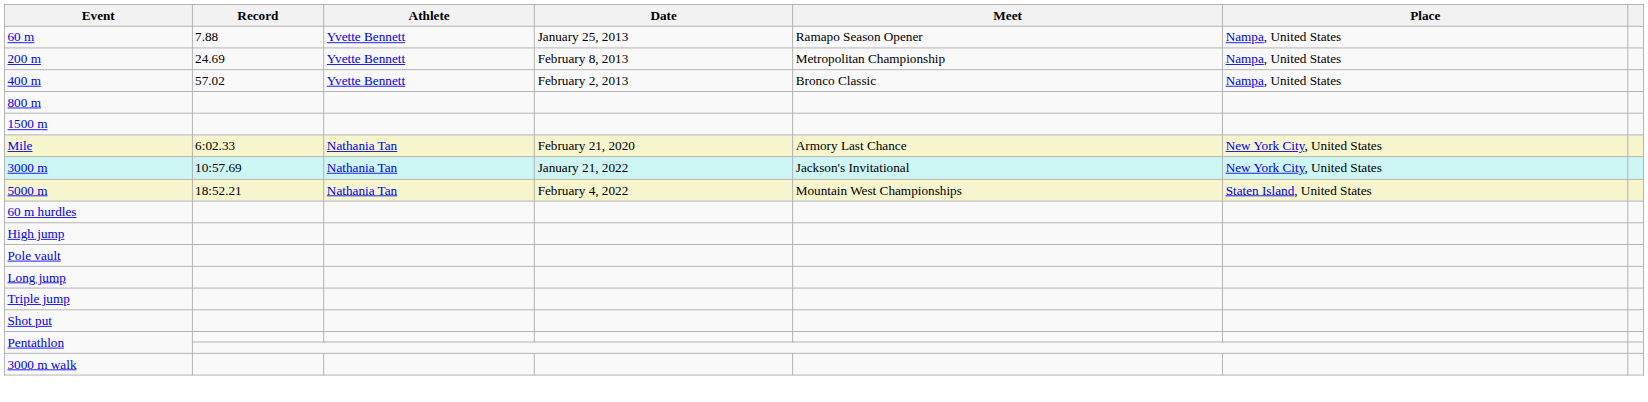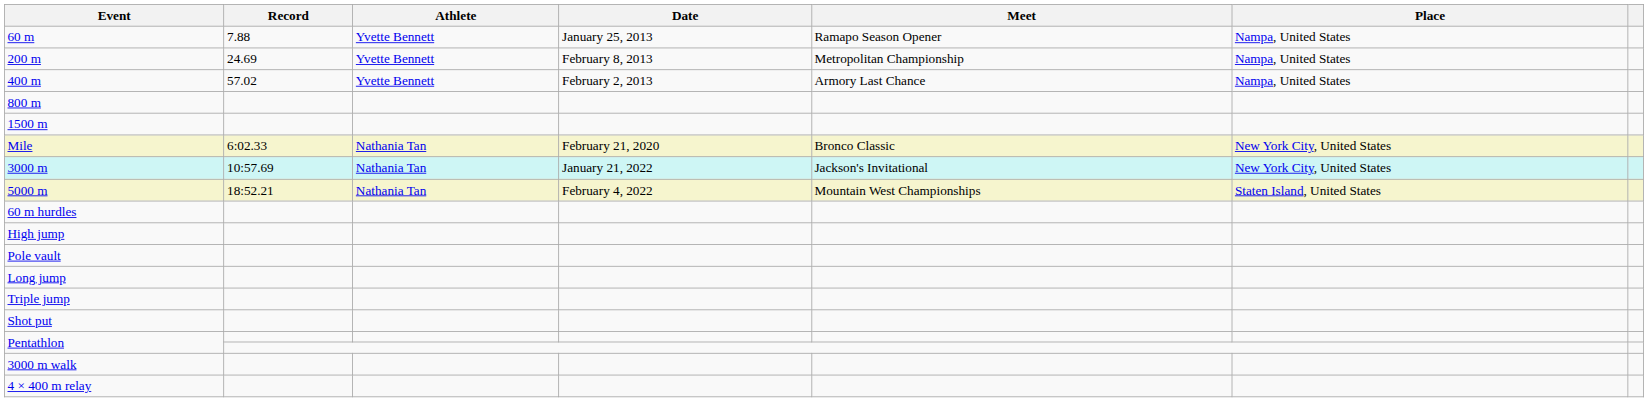(836, 81) Bronco Classic -> (870, 81) Armory Last Chance
(851, 146) Armory Last Chance -> (855, 146) Bronco Classic
+ row: (49, 386)
